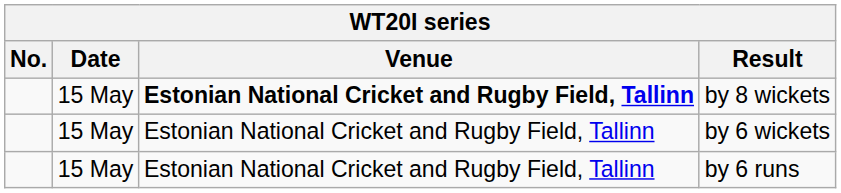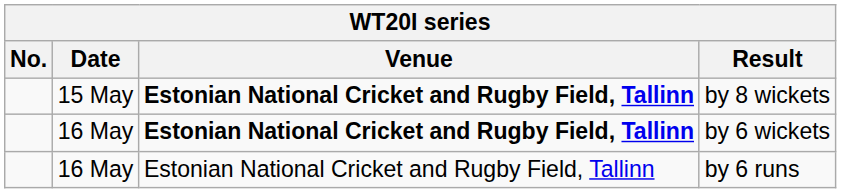(96, 132) 15 May -> (96, 132) 16 May
(399, 132) normal -> (419, 132) bold
(96, 168) 15 May -> (96, 168) 16 May
